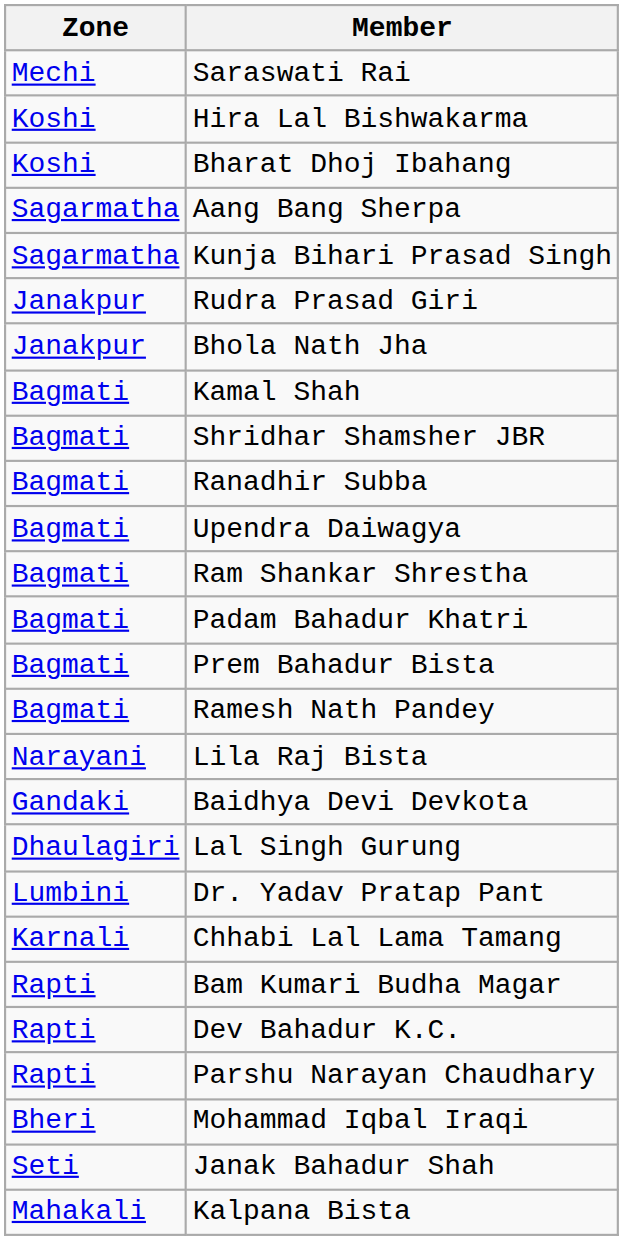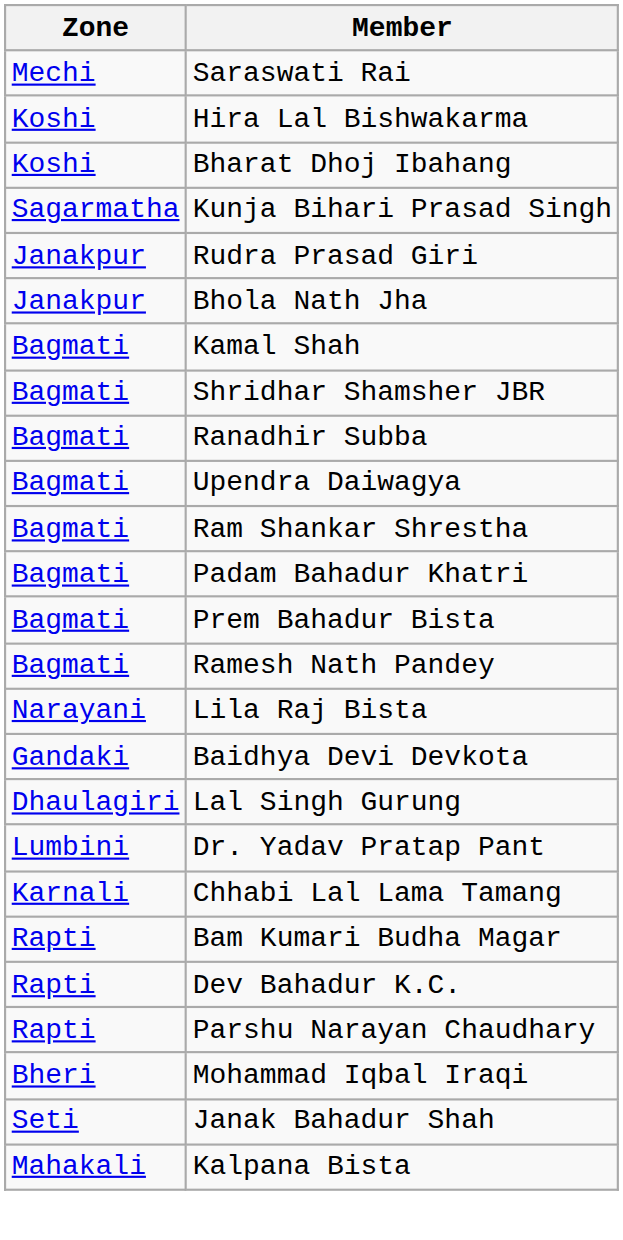- row: (327, 210)
